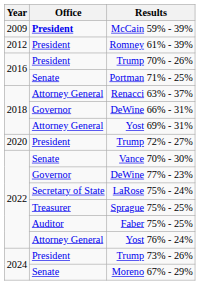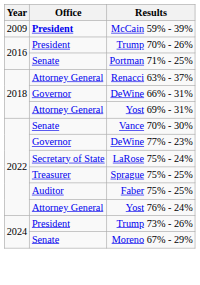- row: (151, 45)
- row: (155, 142)
